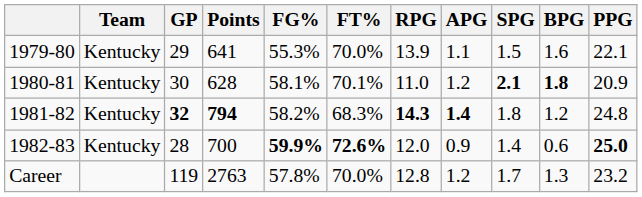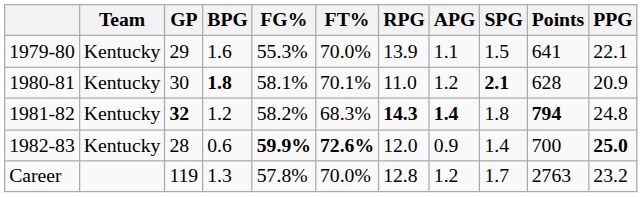columns swapped: (234, 20) <-> (564, 20)
